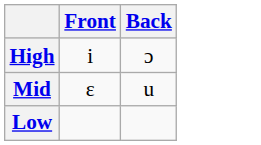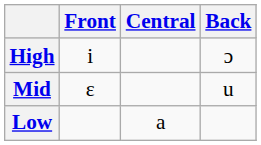+ column: (161, 21)
